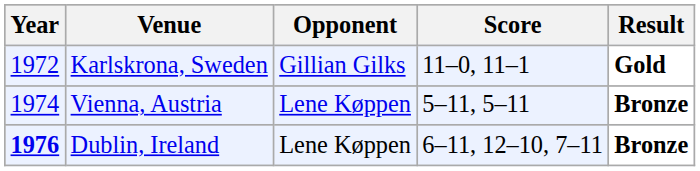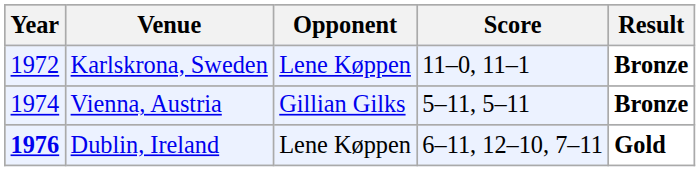(342, 65) Gillian Gilks -> (345, 65) Lene Køppen
(640, 65) Gold -> (651, 65) Bronze
(345, 105) Lene Køppen -> (342, 105) Gillian Gilks
(651, 145) Bronze -> (640, 145) Gold
